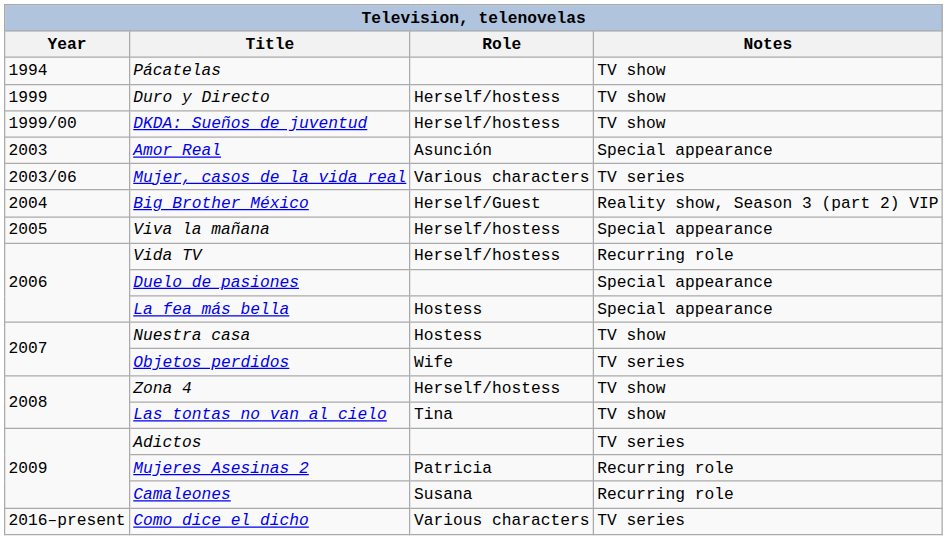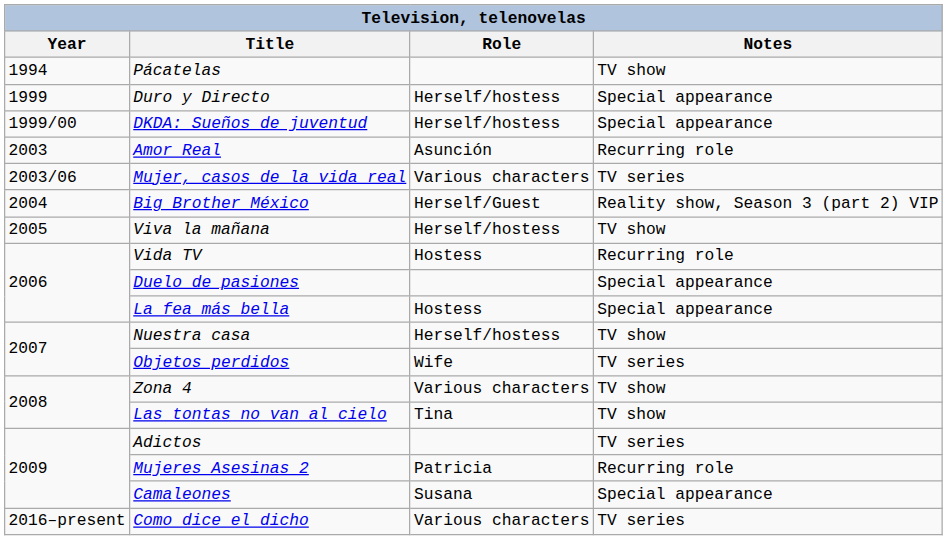(631, 97) TV show -> (685, 97) Special appearance
(631, 124) TV show -> (685, 124) Special appearance
(685, 150) Special appearance -> (666, 150) Recurring role
(685, 230) Special appearance -> (631, 230) TV show
(487, 256) Herself/hostess -> (448, 256) Hostess
(448, 336) Hostess -> (487, 336) Herself/hostess
(487, 389) Herself/hostess -> (502, 389) Various characters
(666, 495) Recurring role -> (685, 495) Special appearance
